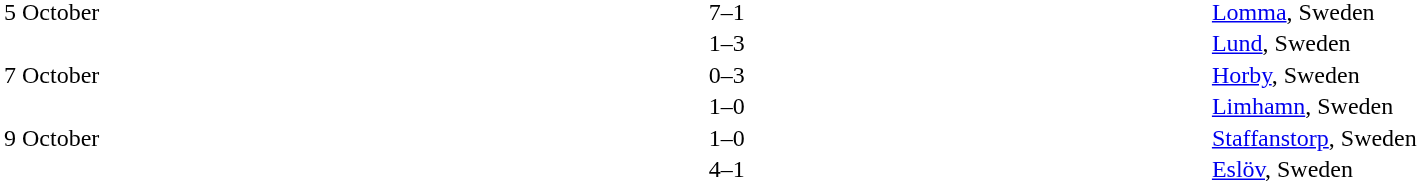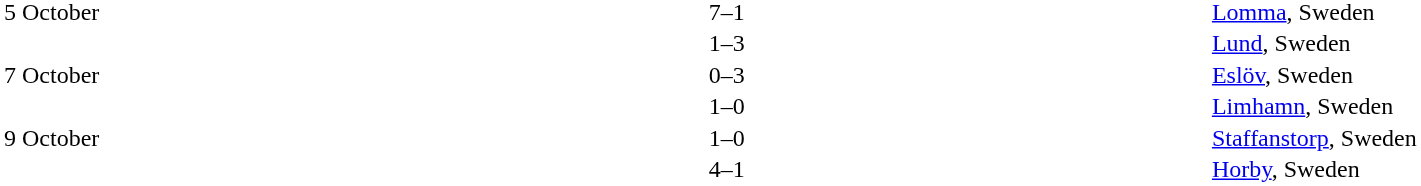(1286, 74) Horby, Sweden -> (1282, 74) Eslöv, Sweden
(1282, 169) Eslöv, Sweden -> (1286, 169) Horby, Sweden
